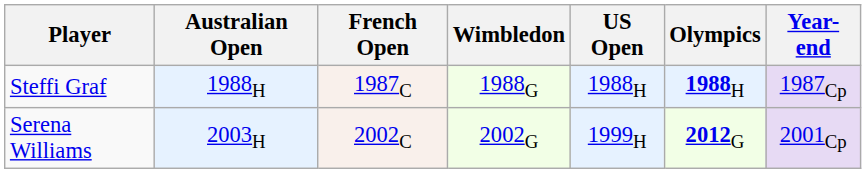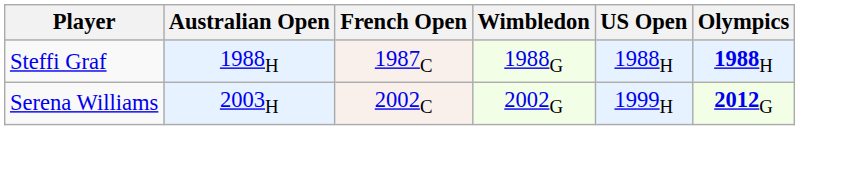- column: (813, 35)
